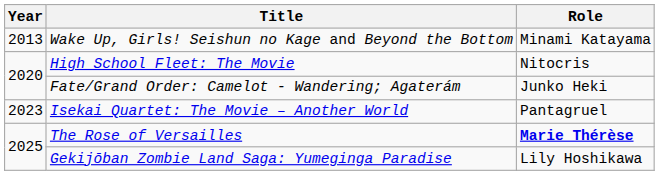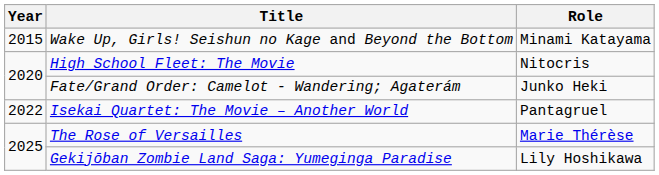(26, 40) 2013 -> (26, 40) 2015
(26, 111) 2023 -> (26, 111) 2022
(577, 135) bold -> (577, 135) normal
